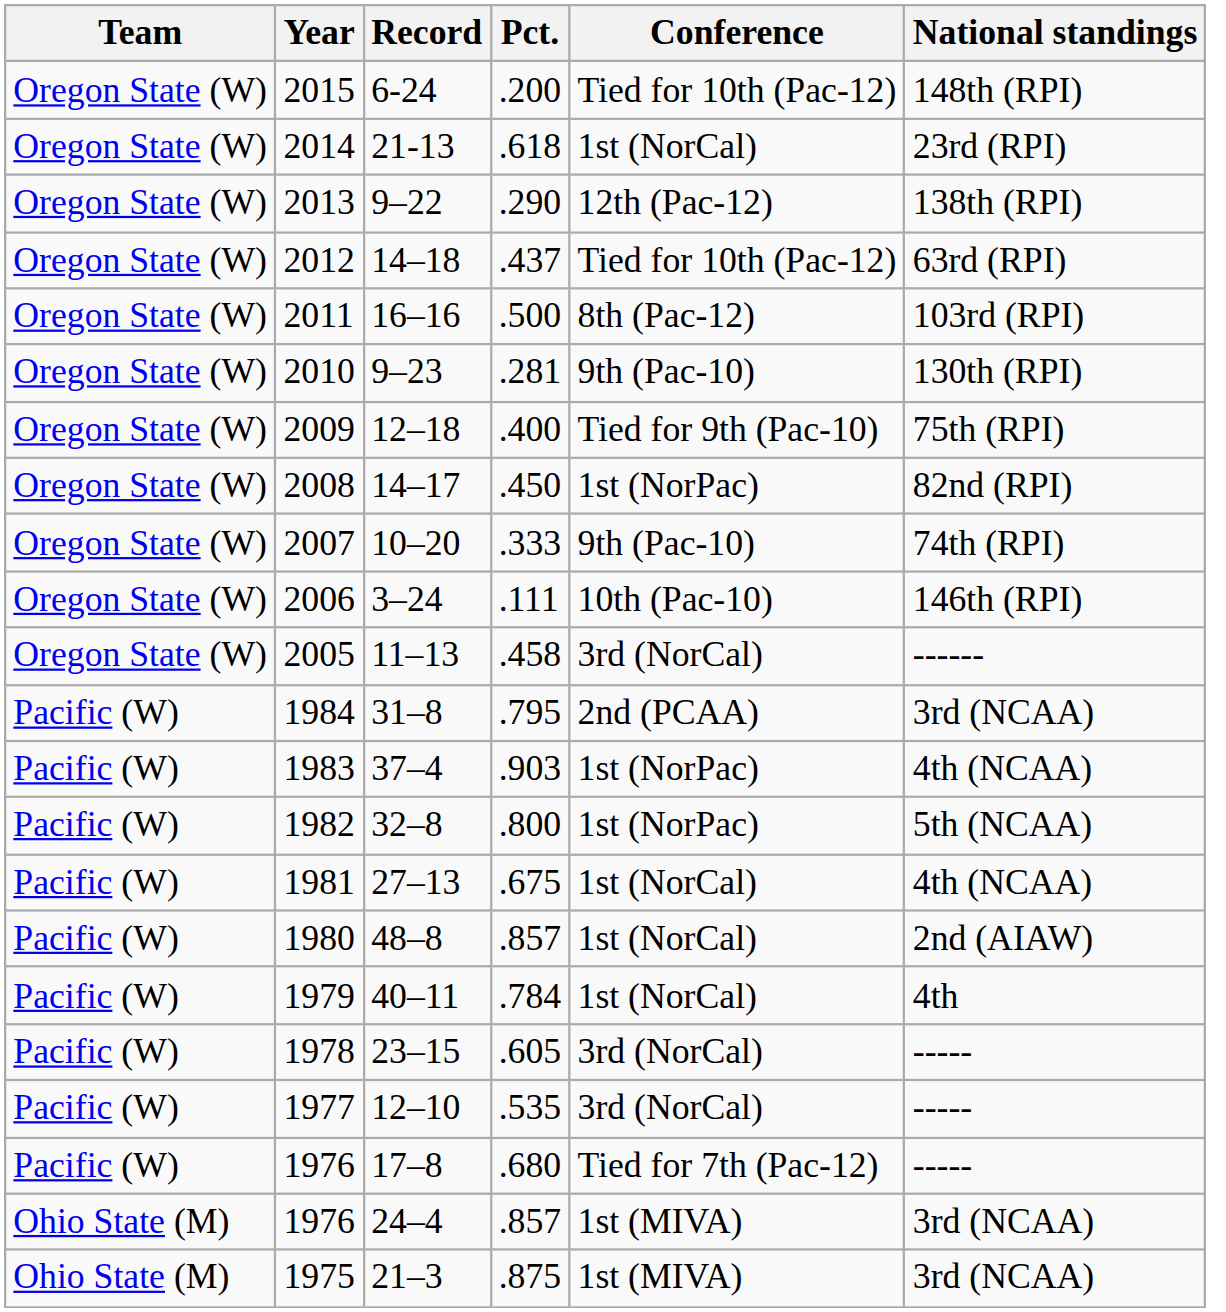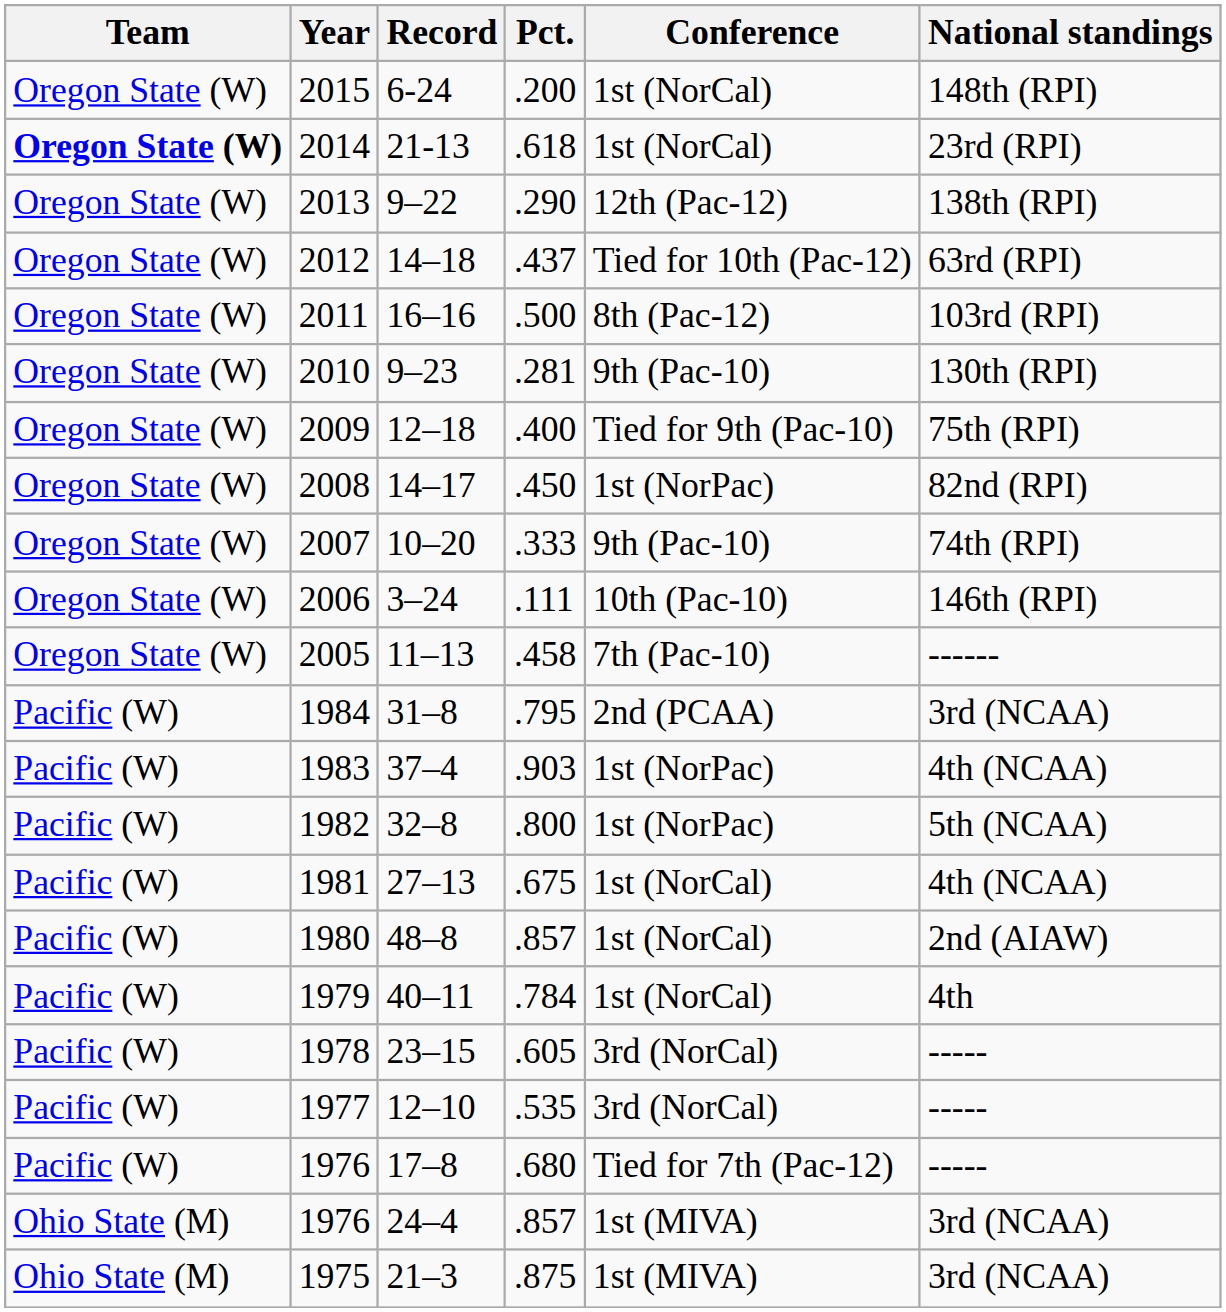(737, 89) Tied for 10th (Pac-12) -> (682, 89) 1st (NorCal)
(140, 145) normal -> (148, 145) bold
(670, 655) 3rd (NorCal) -> (681, 655) 7th (Pac-10)
